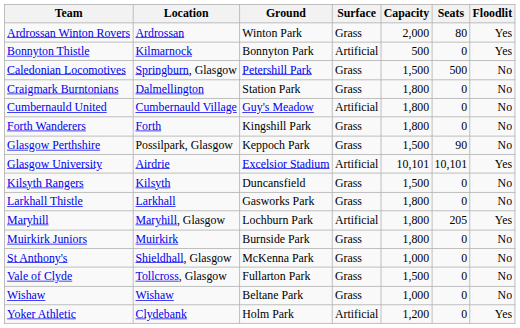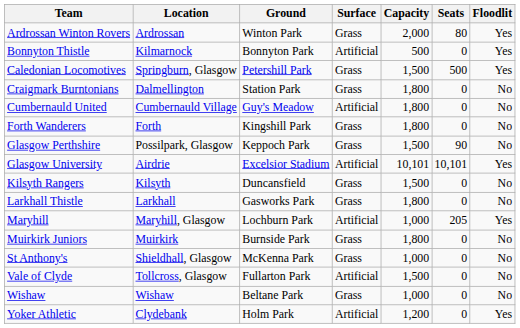(505, 70) No -> (503, 70) Yes
(416, 220) 1,800 -> (416, 220) 1,000
(348, 276) Grass -> (357, 276) Artificial
